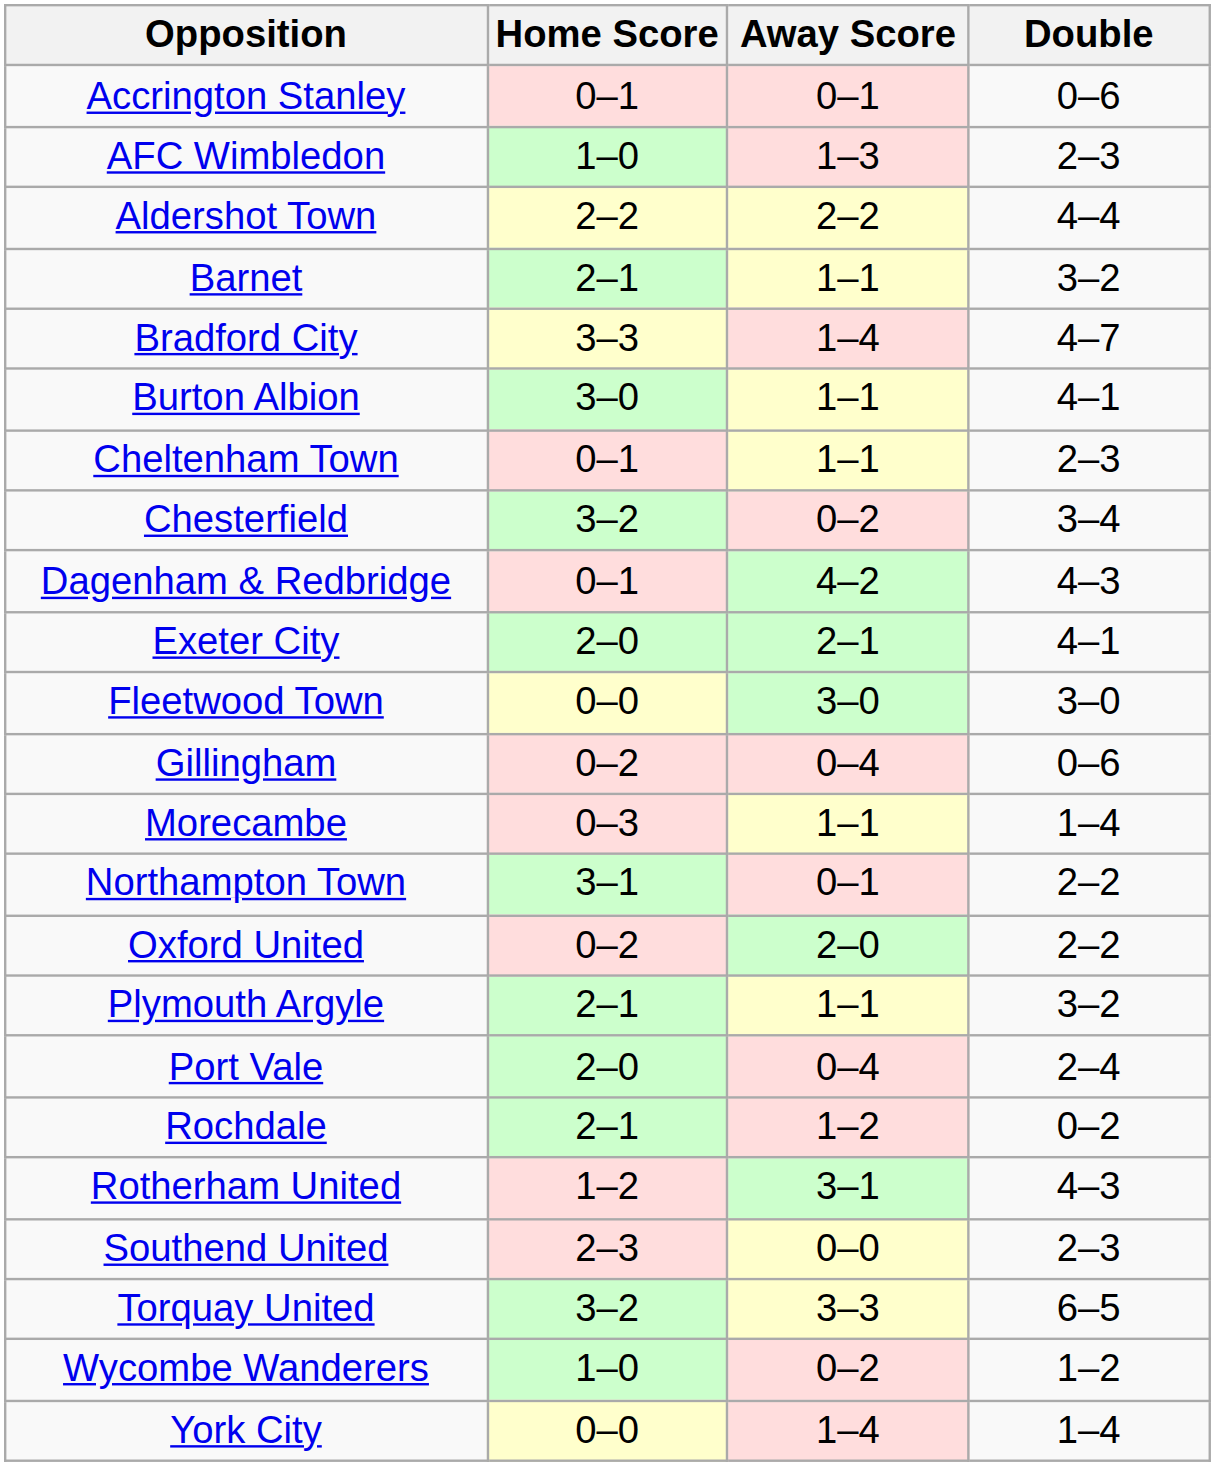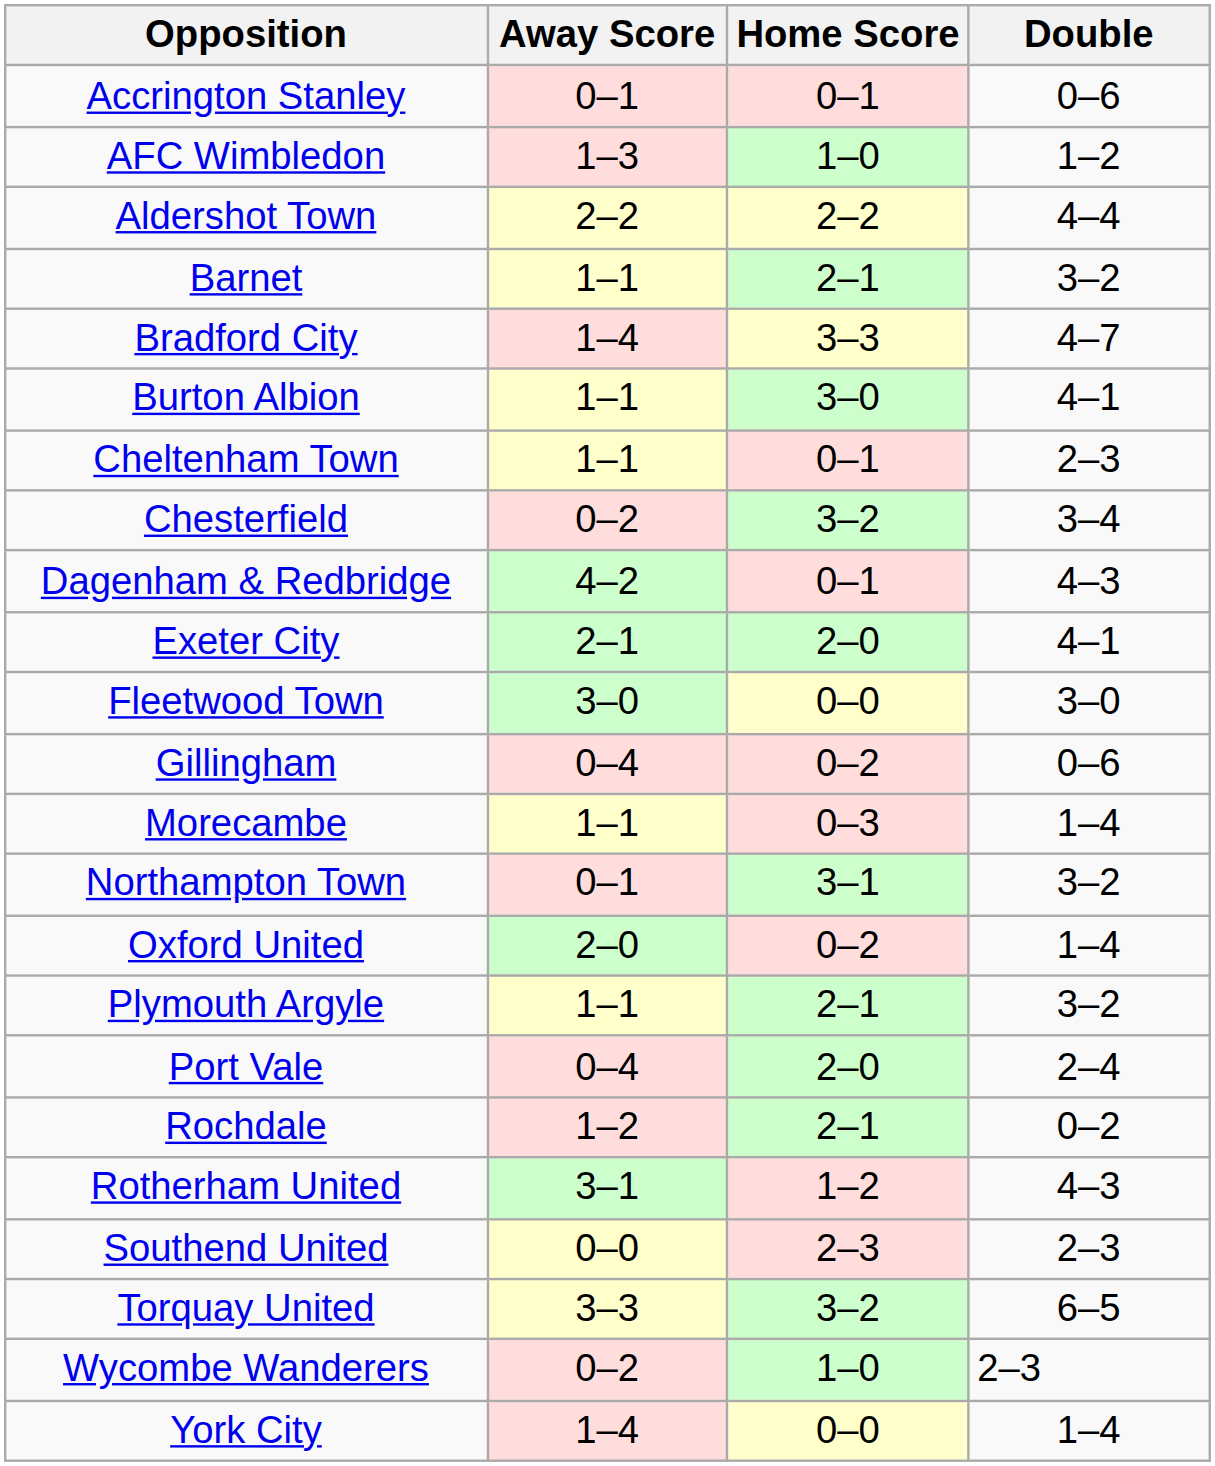columns swapped: (607, 34) <-> (848, 34)
(1089, 156) 2–3 -> (1089, 156) 1–2
(1089, 883) 2–2 -> (1089, 883) 3–2
(1089, 944) 2–2 -> (1089, 944) 1–4
(1089, 1369) 1–2 -> (1009, 1369) 2–3
